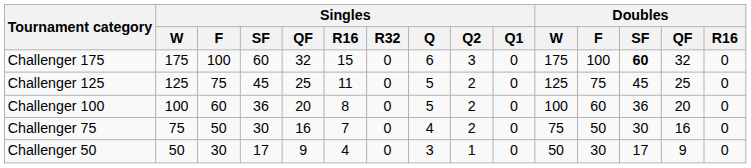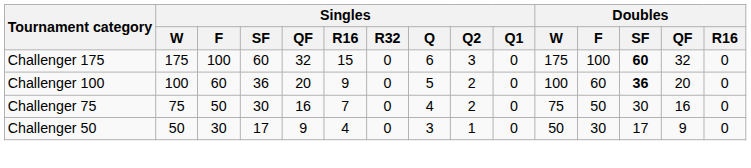- row: (56, 83)
(345, 106) 8 -> (345, 83) 9
(640, 106) normal -> (640, 83) bold
